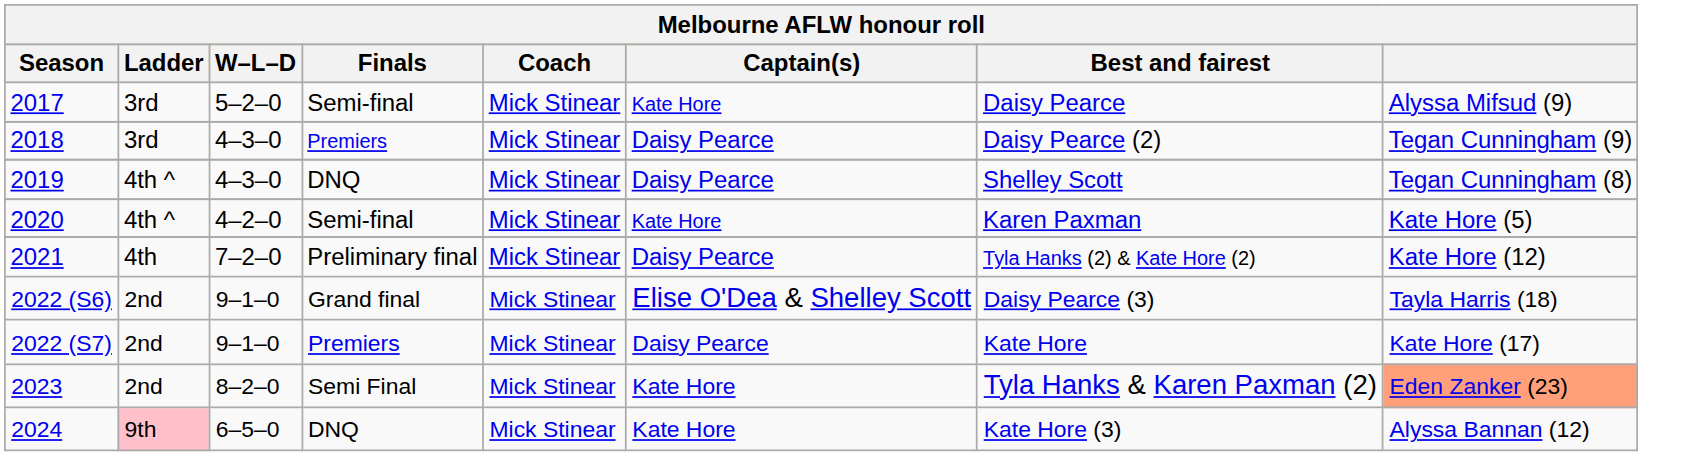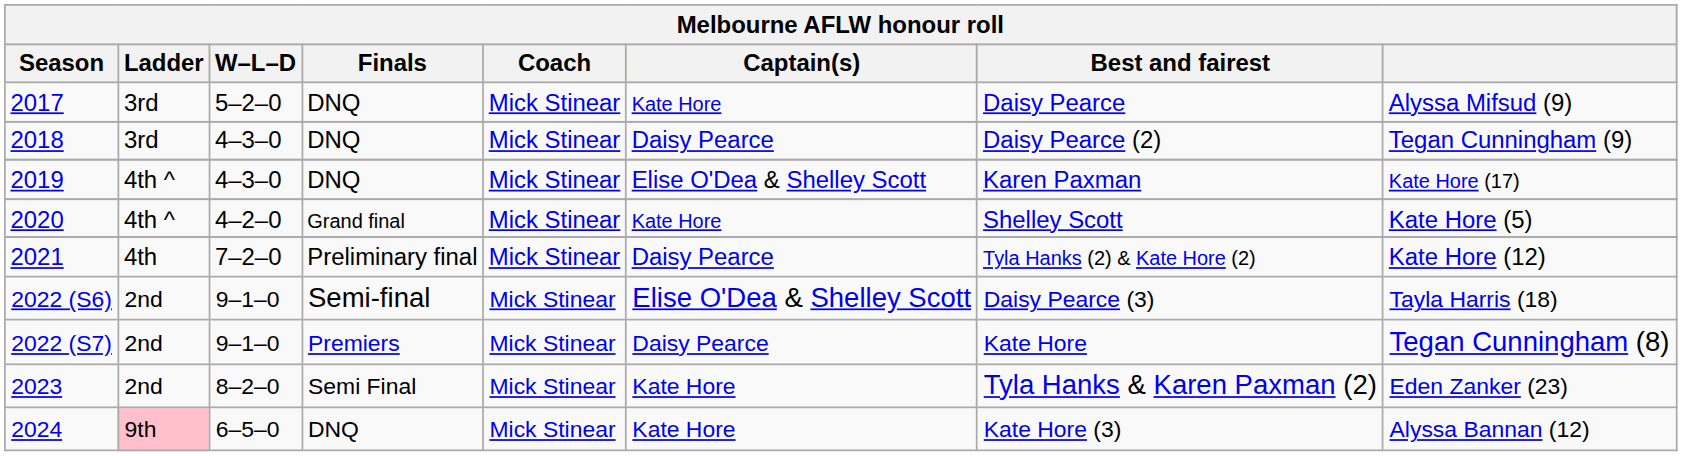(360, 102) Semi-final -> (334, 102) DNQ
(347, 142) Premiers -> (334, 141) DNQ
(703, 179) Daisy Pearce -> (779, 179) Elise O'Dea & Shelley Scott
(1053, 179) Shelley Scott -> (1062, 179) Karen Paxman
(1511, 179) Tegan Cunningham (8) -> (1454, 180) Kate Hore (17)
(360, 218) Semi-final -> (356, 219) Grand final
(1062, 218) Karen Paxman -> (1053, 218) Shelley Scott
(364, 299) Grand final -> (369, 297) Semi-final
(1465, 343) Kate Hore (17) -> (1530, 341) Tegan Cunningham (8)
(1479, 386) lightsalmon background -> (1479, 386) no background
